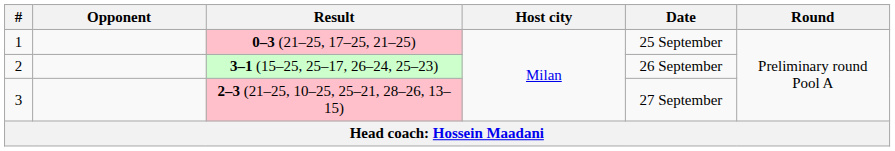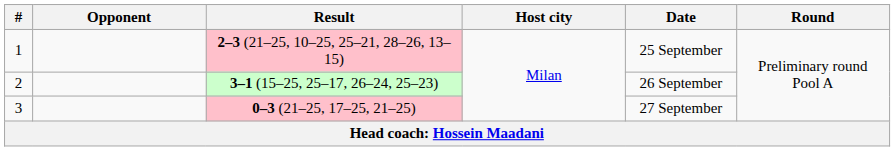(334, 41) 0–3 (21–25, 17–25, 21–25) -> (334, 50) 2–3 (21–25, 10–25, 25–21, 28–26, 13–15)
(334, 100) 2–3 (21–25, 10–25, 25–21, 28–26, 13–15) -> (334, 109) 0–3 (21–25, 17–25, 21–25)
